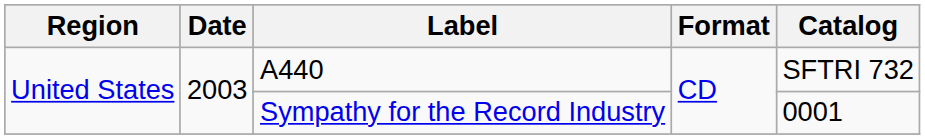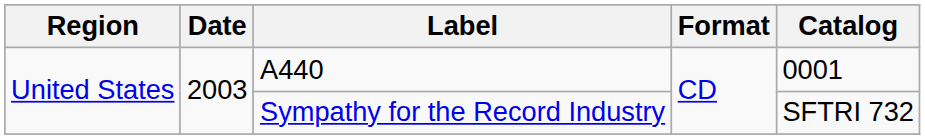(848, 69) SFTRI 732 -> (813, 69) 0001
(813, 112) 0001 -> (848, 112) SFTRI 732
